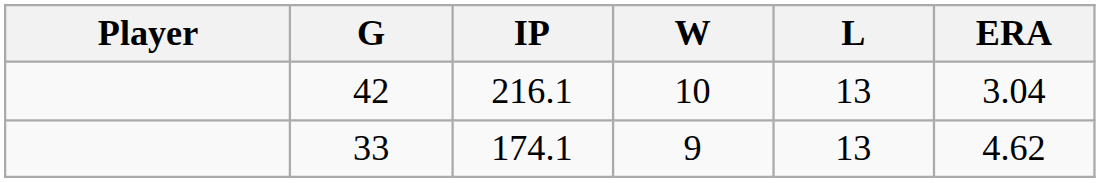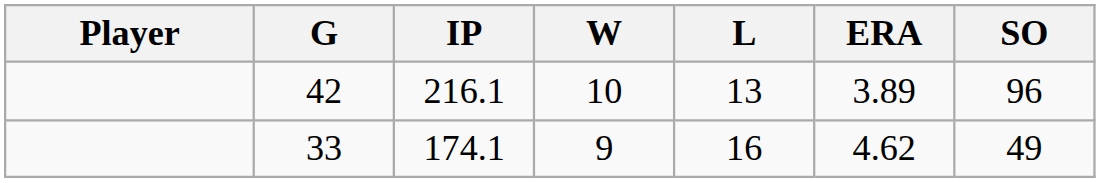+ column: (1024, 33)
(1014, 90) 3.04 -> (884, 90) 3.89
(853, 147) 13 -> (744, 147) 16
